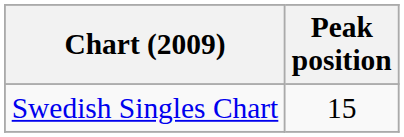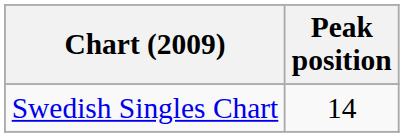(342, 107) 15 -> (342, 107) 14
